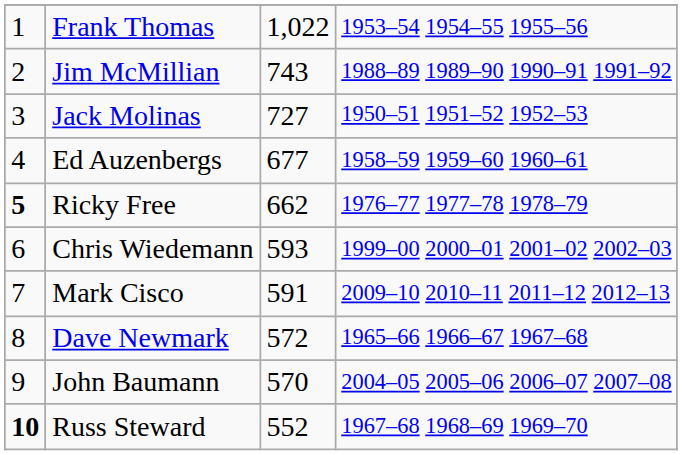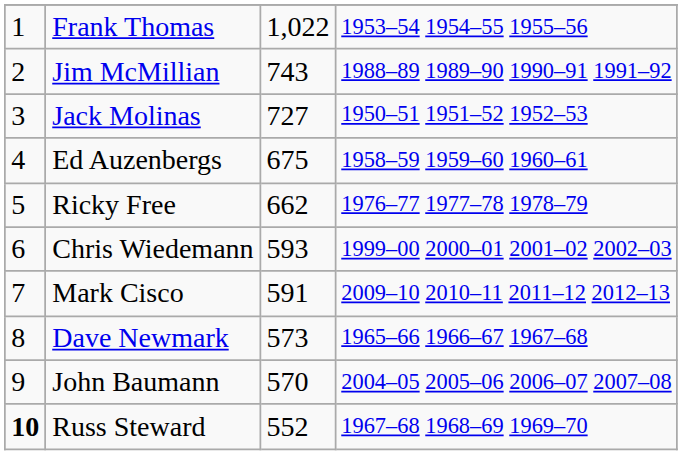(287, 159) 677 -> (287, 159) 675
(18, 204) bold -> (18, 204) normal
(287, 337) 572 -> (287, 337) 573
